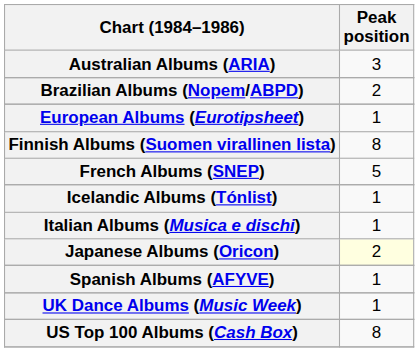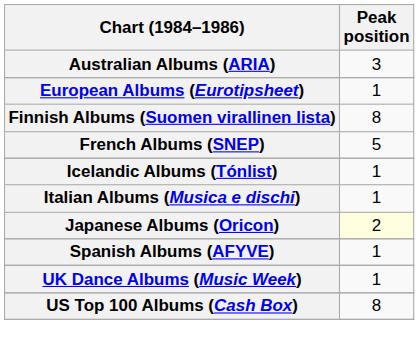- row: (172, 90)
